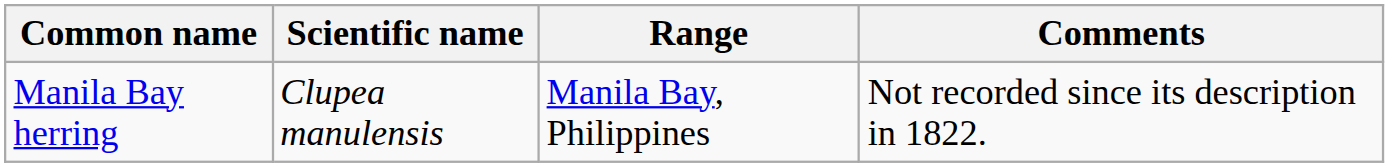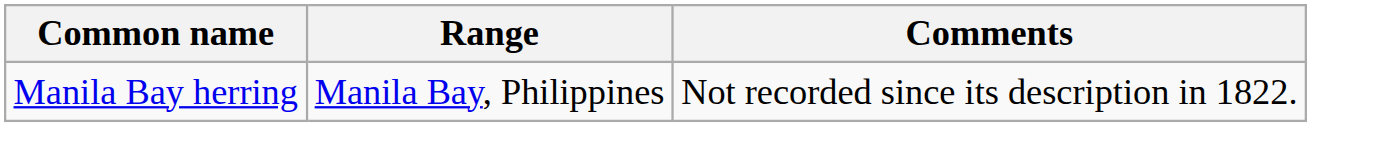- column: (405, 33)
